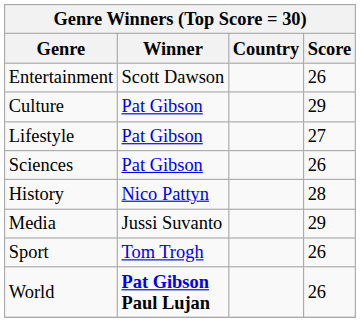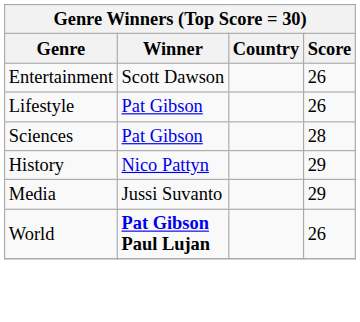- row: (36, 106)
(317, 135) 27 -> (317, 106) 26
(317, 164) 26 -> (317, 135) 28
(317, 194) 28 -> (317, 164) 29
- row: (29, 252)
